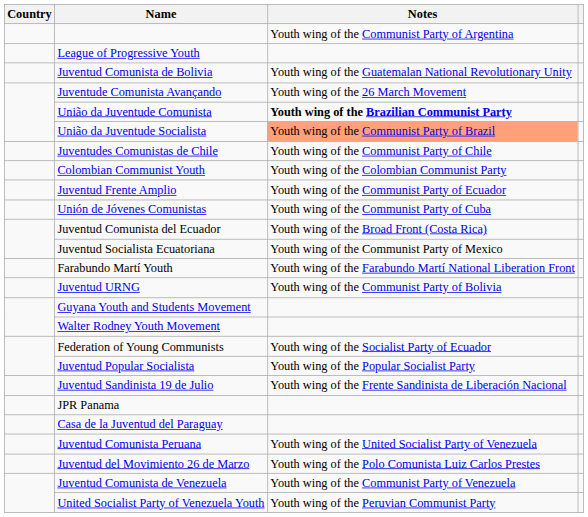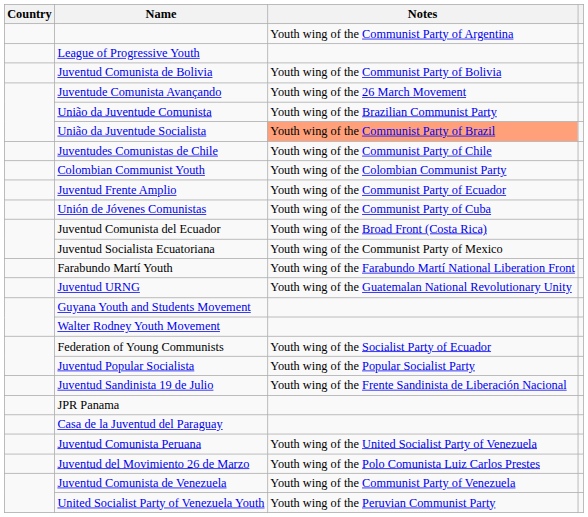(421, 72) Youth wing of the Guatemalan National Revolutionary Unity -> (386, 72) Youth wing of the Communist Party of Bolivia
(391, 111) bold -> (384, 111) normal
(386, 287) Youth wing of the Communist Party of Bolivia -> (421, 287) Youth wing of the Guatemalan National Revolutionary Unity
